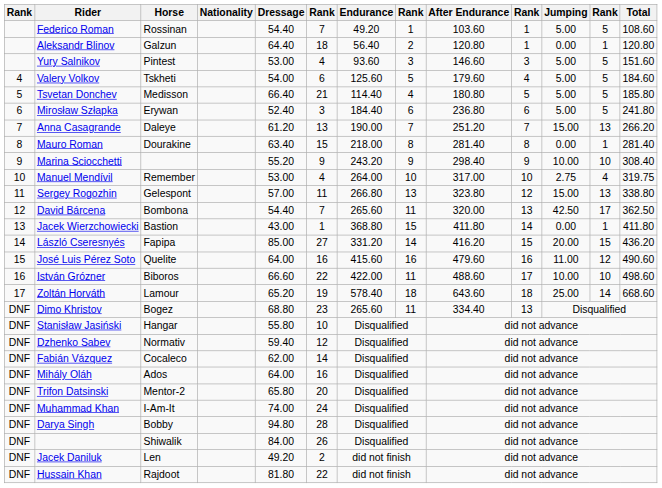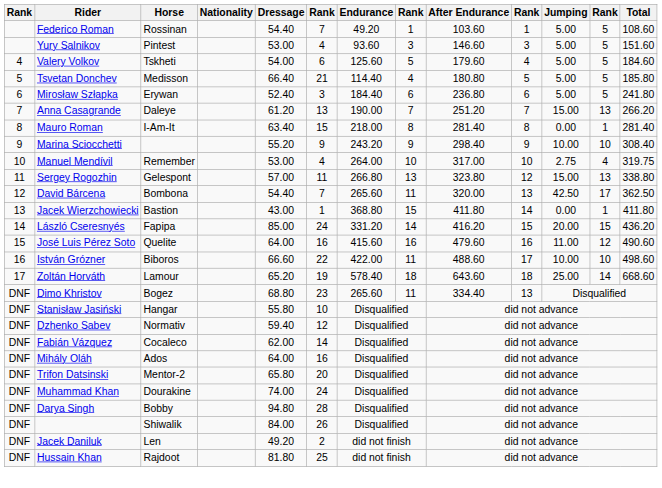- row: (76, 45)
(167, 144) Dourakine -> (159, 128) I-Am-It
(322, 243) 27 -> (322, 227) 24
(159, 408) I-Am-It -> (167, 392) Dourakine
(322, 474) 22 -> (322, 458) 25
